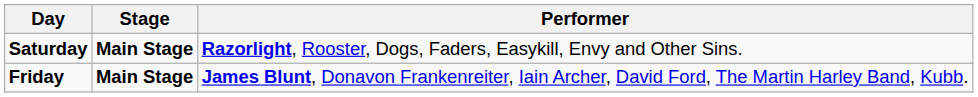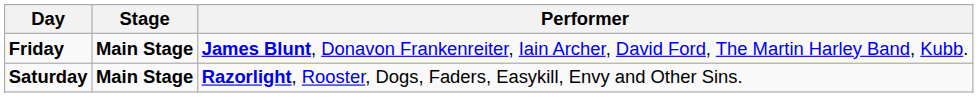rows swapped: (36, 77) <-> (48, 48)
